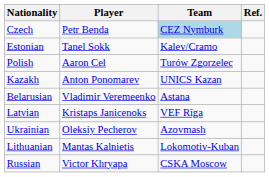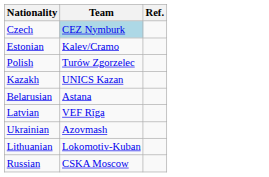- column: (109, 12)
